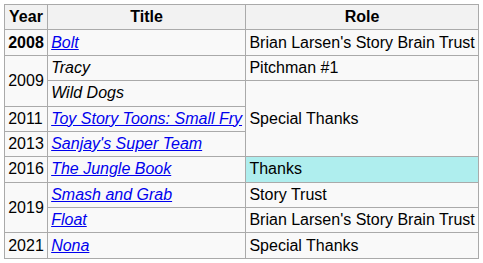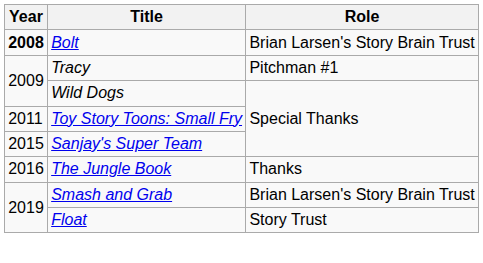(26, 144) 2013 -> (26, 144) 2015
(276, 169) paleturquoise background -> (276, 169) no background
(288, 194) Story Trust -> (362, 194) Brian Larsen's Story Brain Trust
(362, 220) Brian Larsen's Story Brain Trust -> (288, 220) Story Trust
- row: (70, 245)
